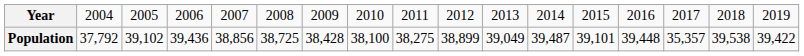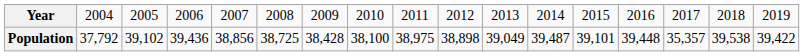(415, 38) 38,275 -> (415, 38) 38,975
(460, 38) 38,899 -> (460, 38) 38,898
